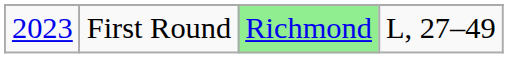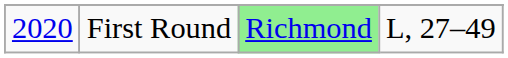(42, 28) 2023 -> (42, 28) 2020
